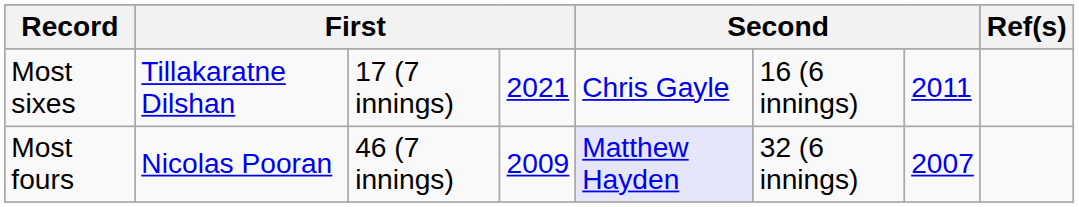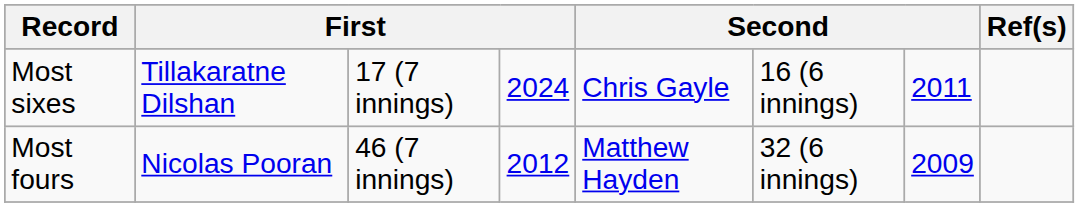(538, 87) 2021 -> (538, 87) 2024
(538, 163) 2009 -> (538, 163) 2012
(635, 163) lavender background -> (635, 163) no background
(943, 163) 2007 -> (943, 163) 2009
